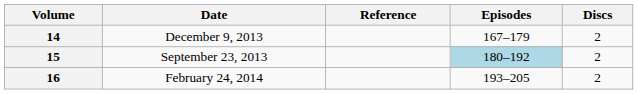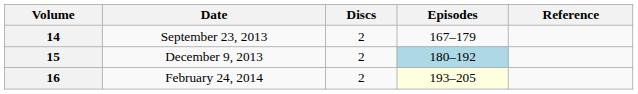columns swapped: (598, 15) <-> (388, 15)
(214, 36) December 9, 2013 -> (214, 36) September 23, 2013
(214, 57) September 23, 2013 -> (214, 57) December 9, 2013
(506, 78) no background -> (453, 78) lightyellow background
